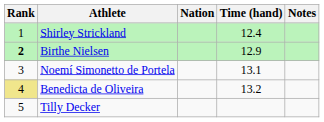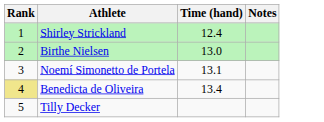- column: (197, 13)
(21, 51) bold -> (21, 51) normal
(251, 51) 12.9 -> (211, 51) 13.0
(251, 88) 13.2 -> (211, 88) 13.4
